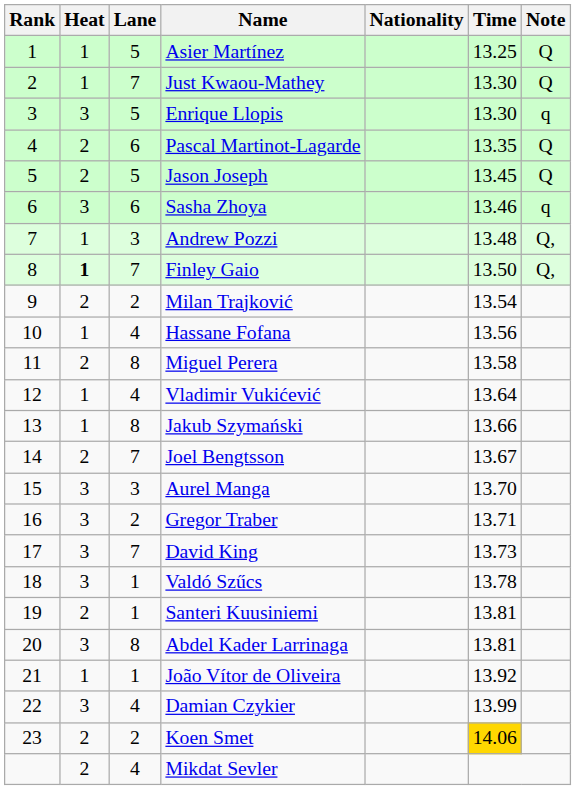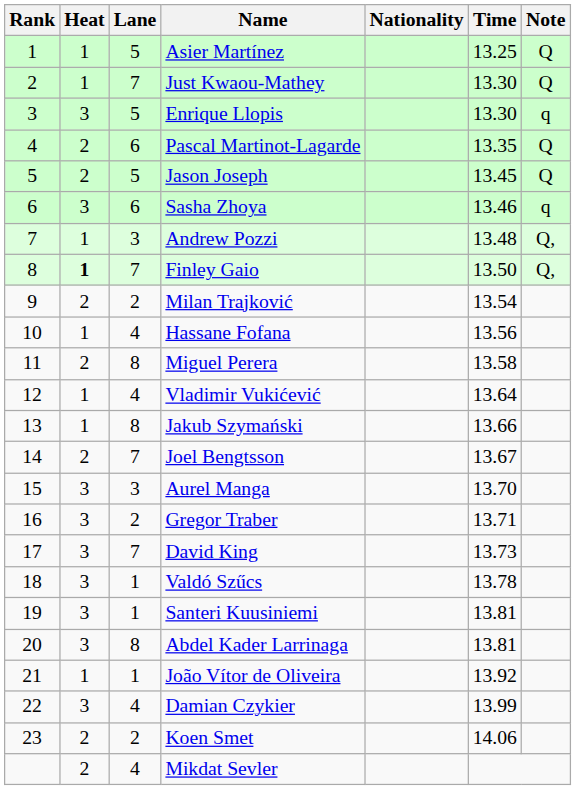(84, 613) 2 -> (84, 613) 3
(495, 737) gold background -> (495, 737) no background
